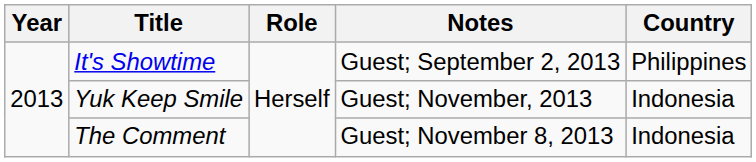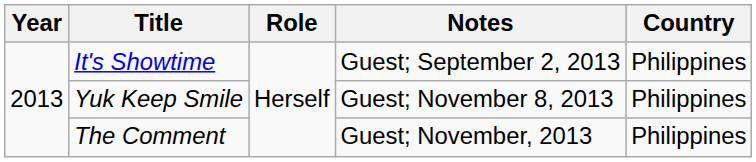(466, 99) Guest; November, 2013 -> (477, 99) Guest; November 8, 2013
(683, 99) Indonesia -> (689, 99) Philippines
(477, 136) Guest; November 8, 2013 -> (466, 136) Guest; November, 2013
(683, 136) Indonesia -> (689, 136) Philippines
